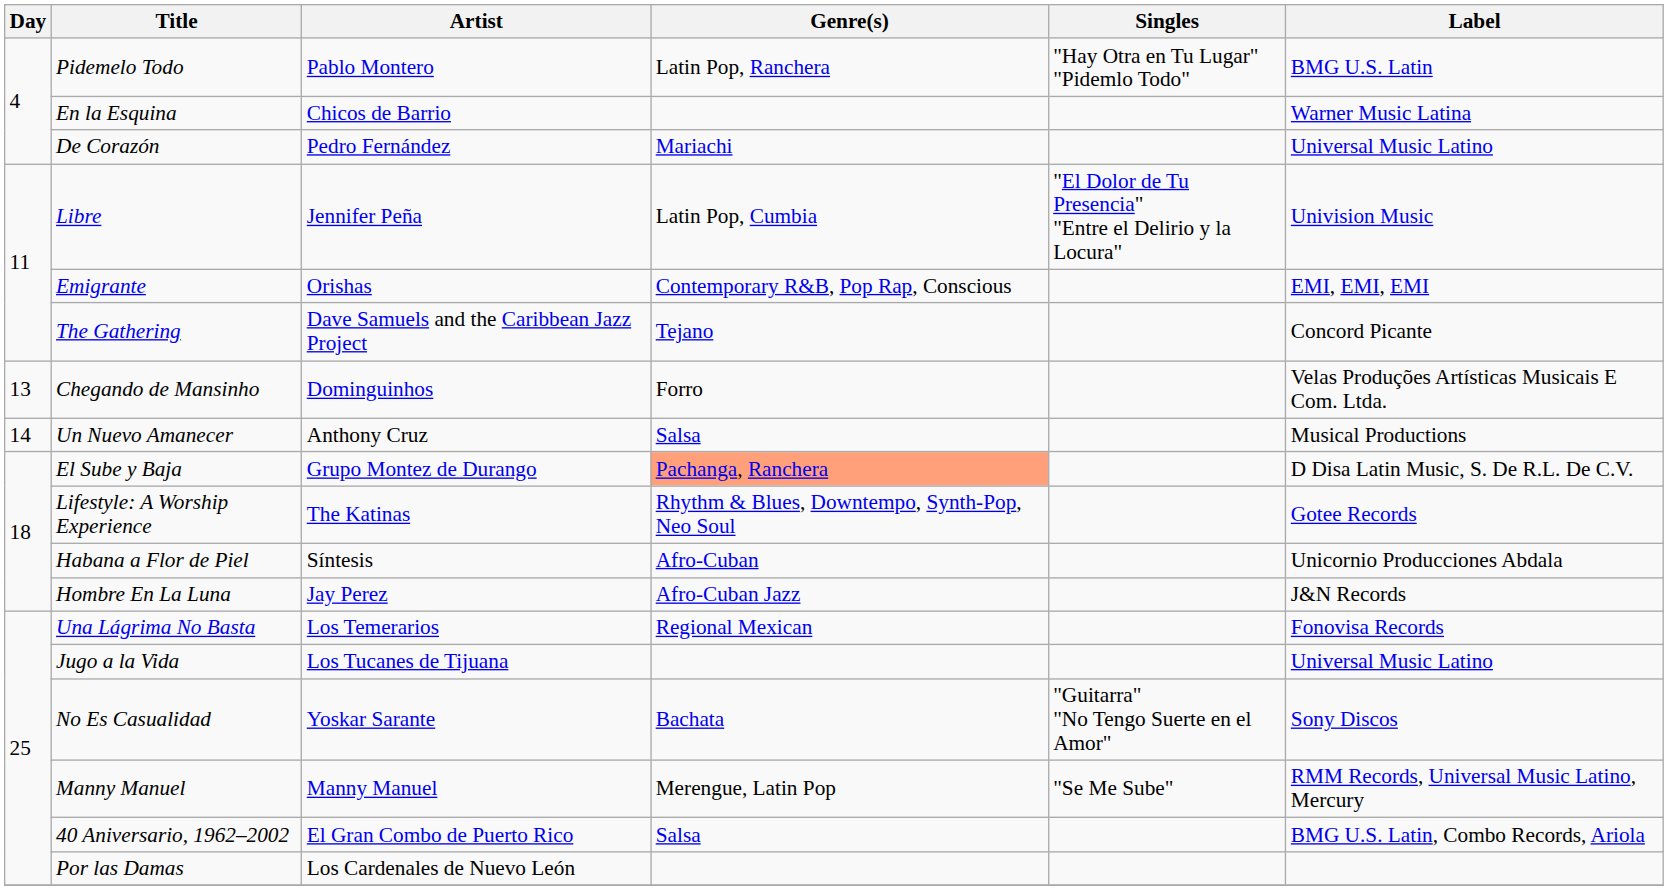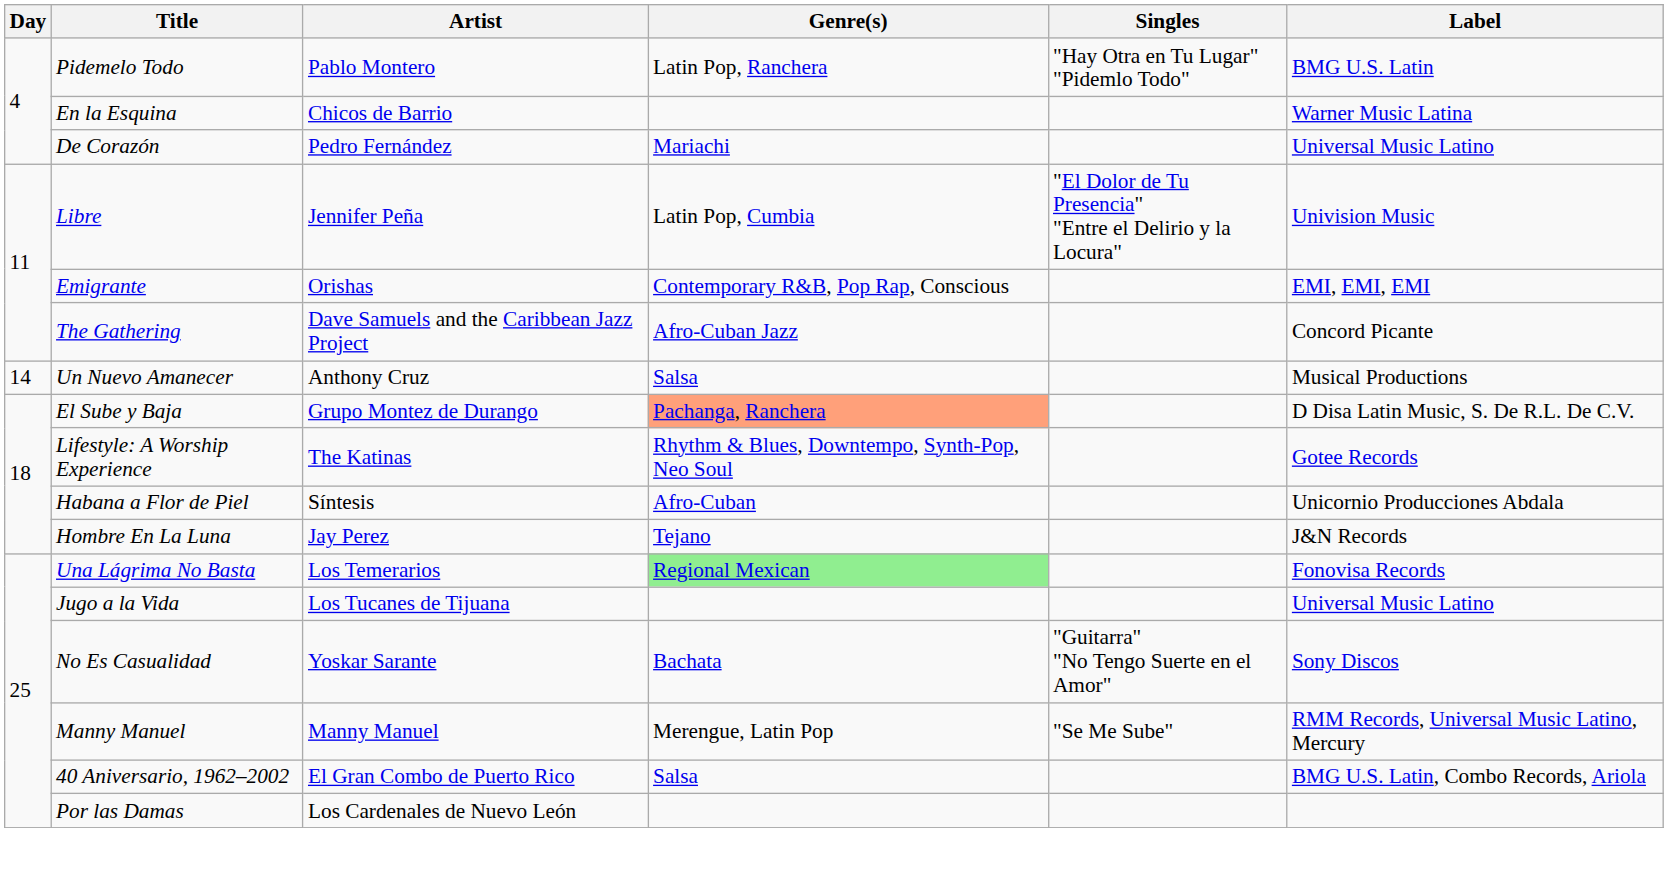(685, 331) Tejano -> (725, 331) Afro-Cuban Jazz
- row: (158, 389)
(728, 593) Afro-Cuban Jazz -> (682, 536) Tejano
(734, 627) no background -> (731, 569) lightgreen background
